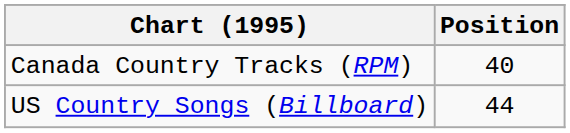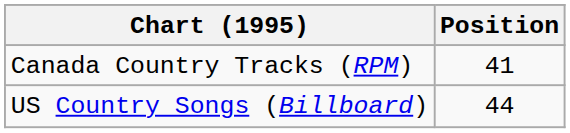(500, 66) 40 -> (500, 66) 41
